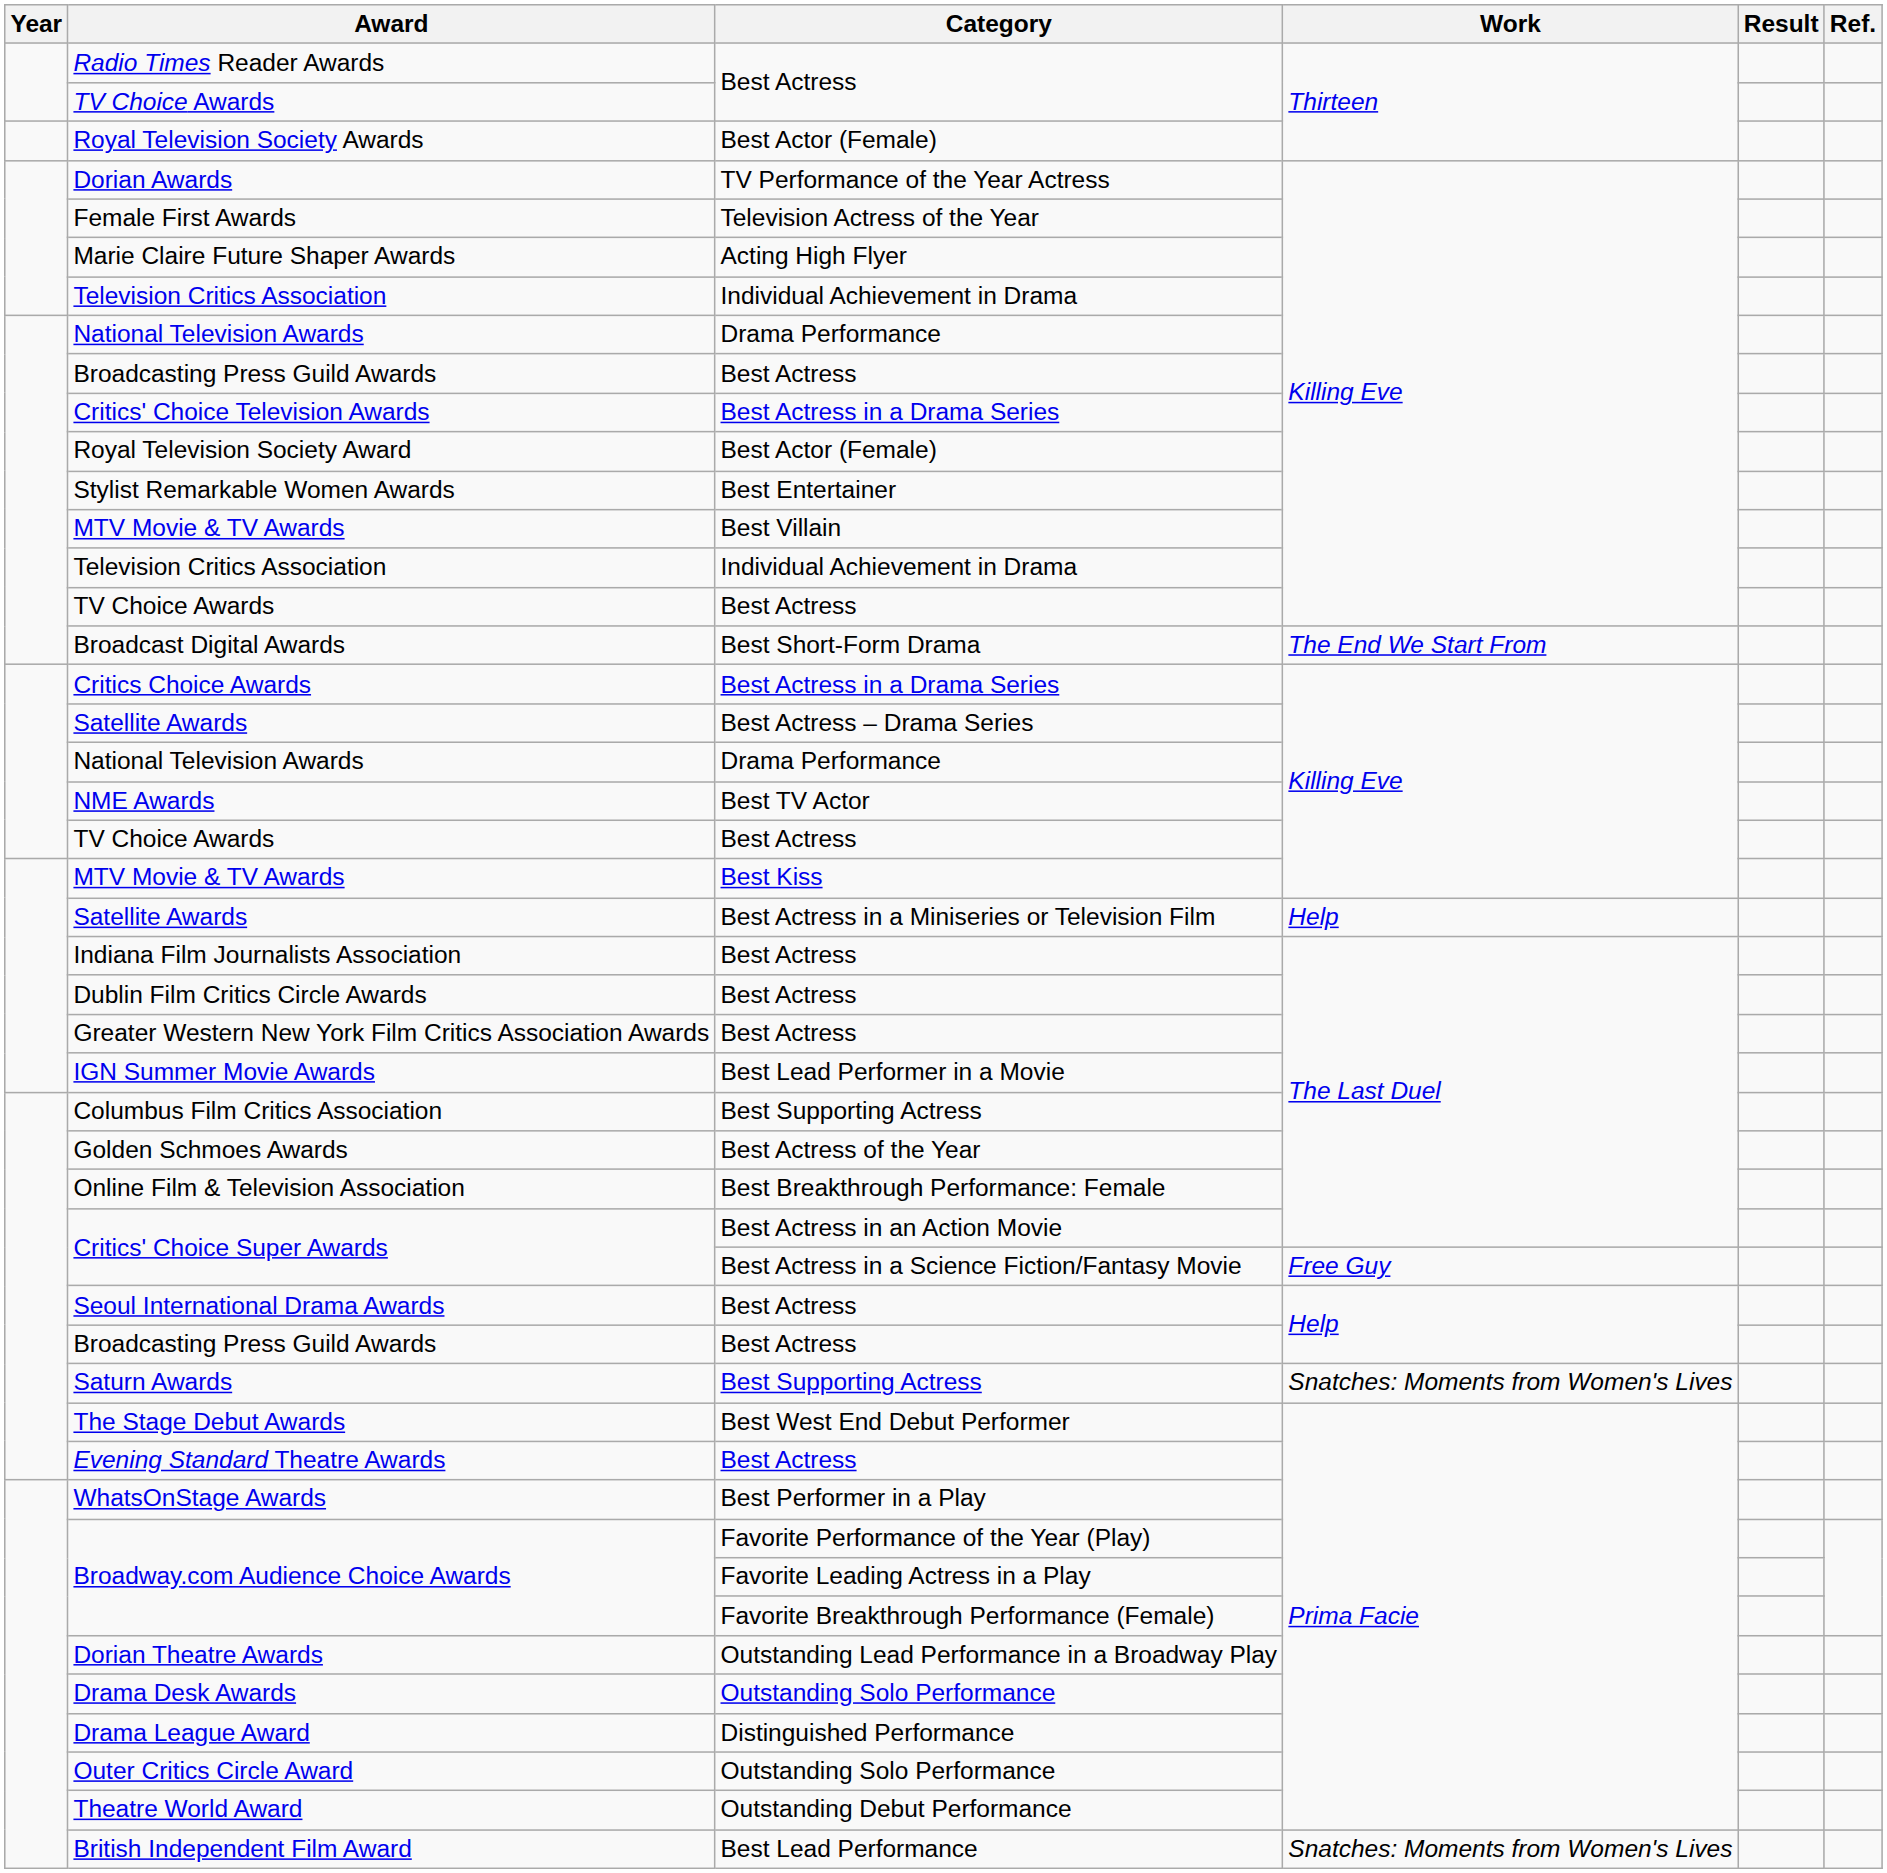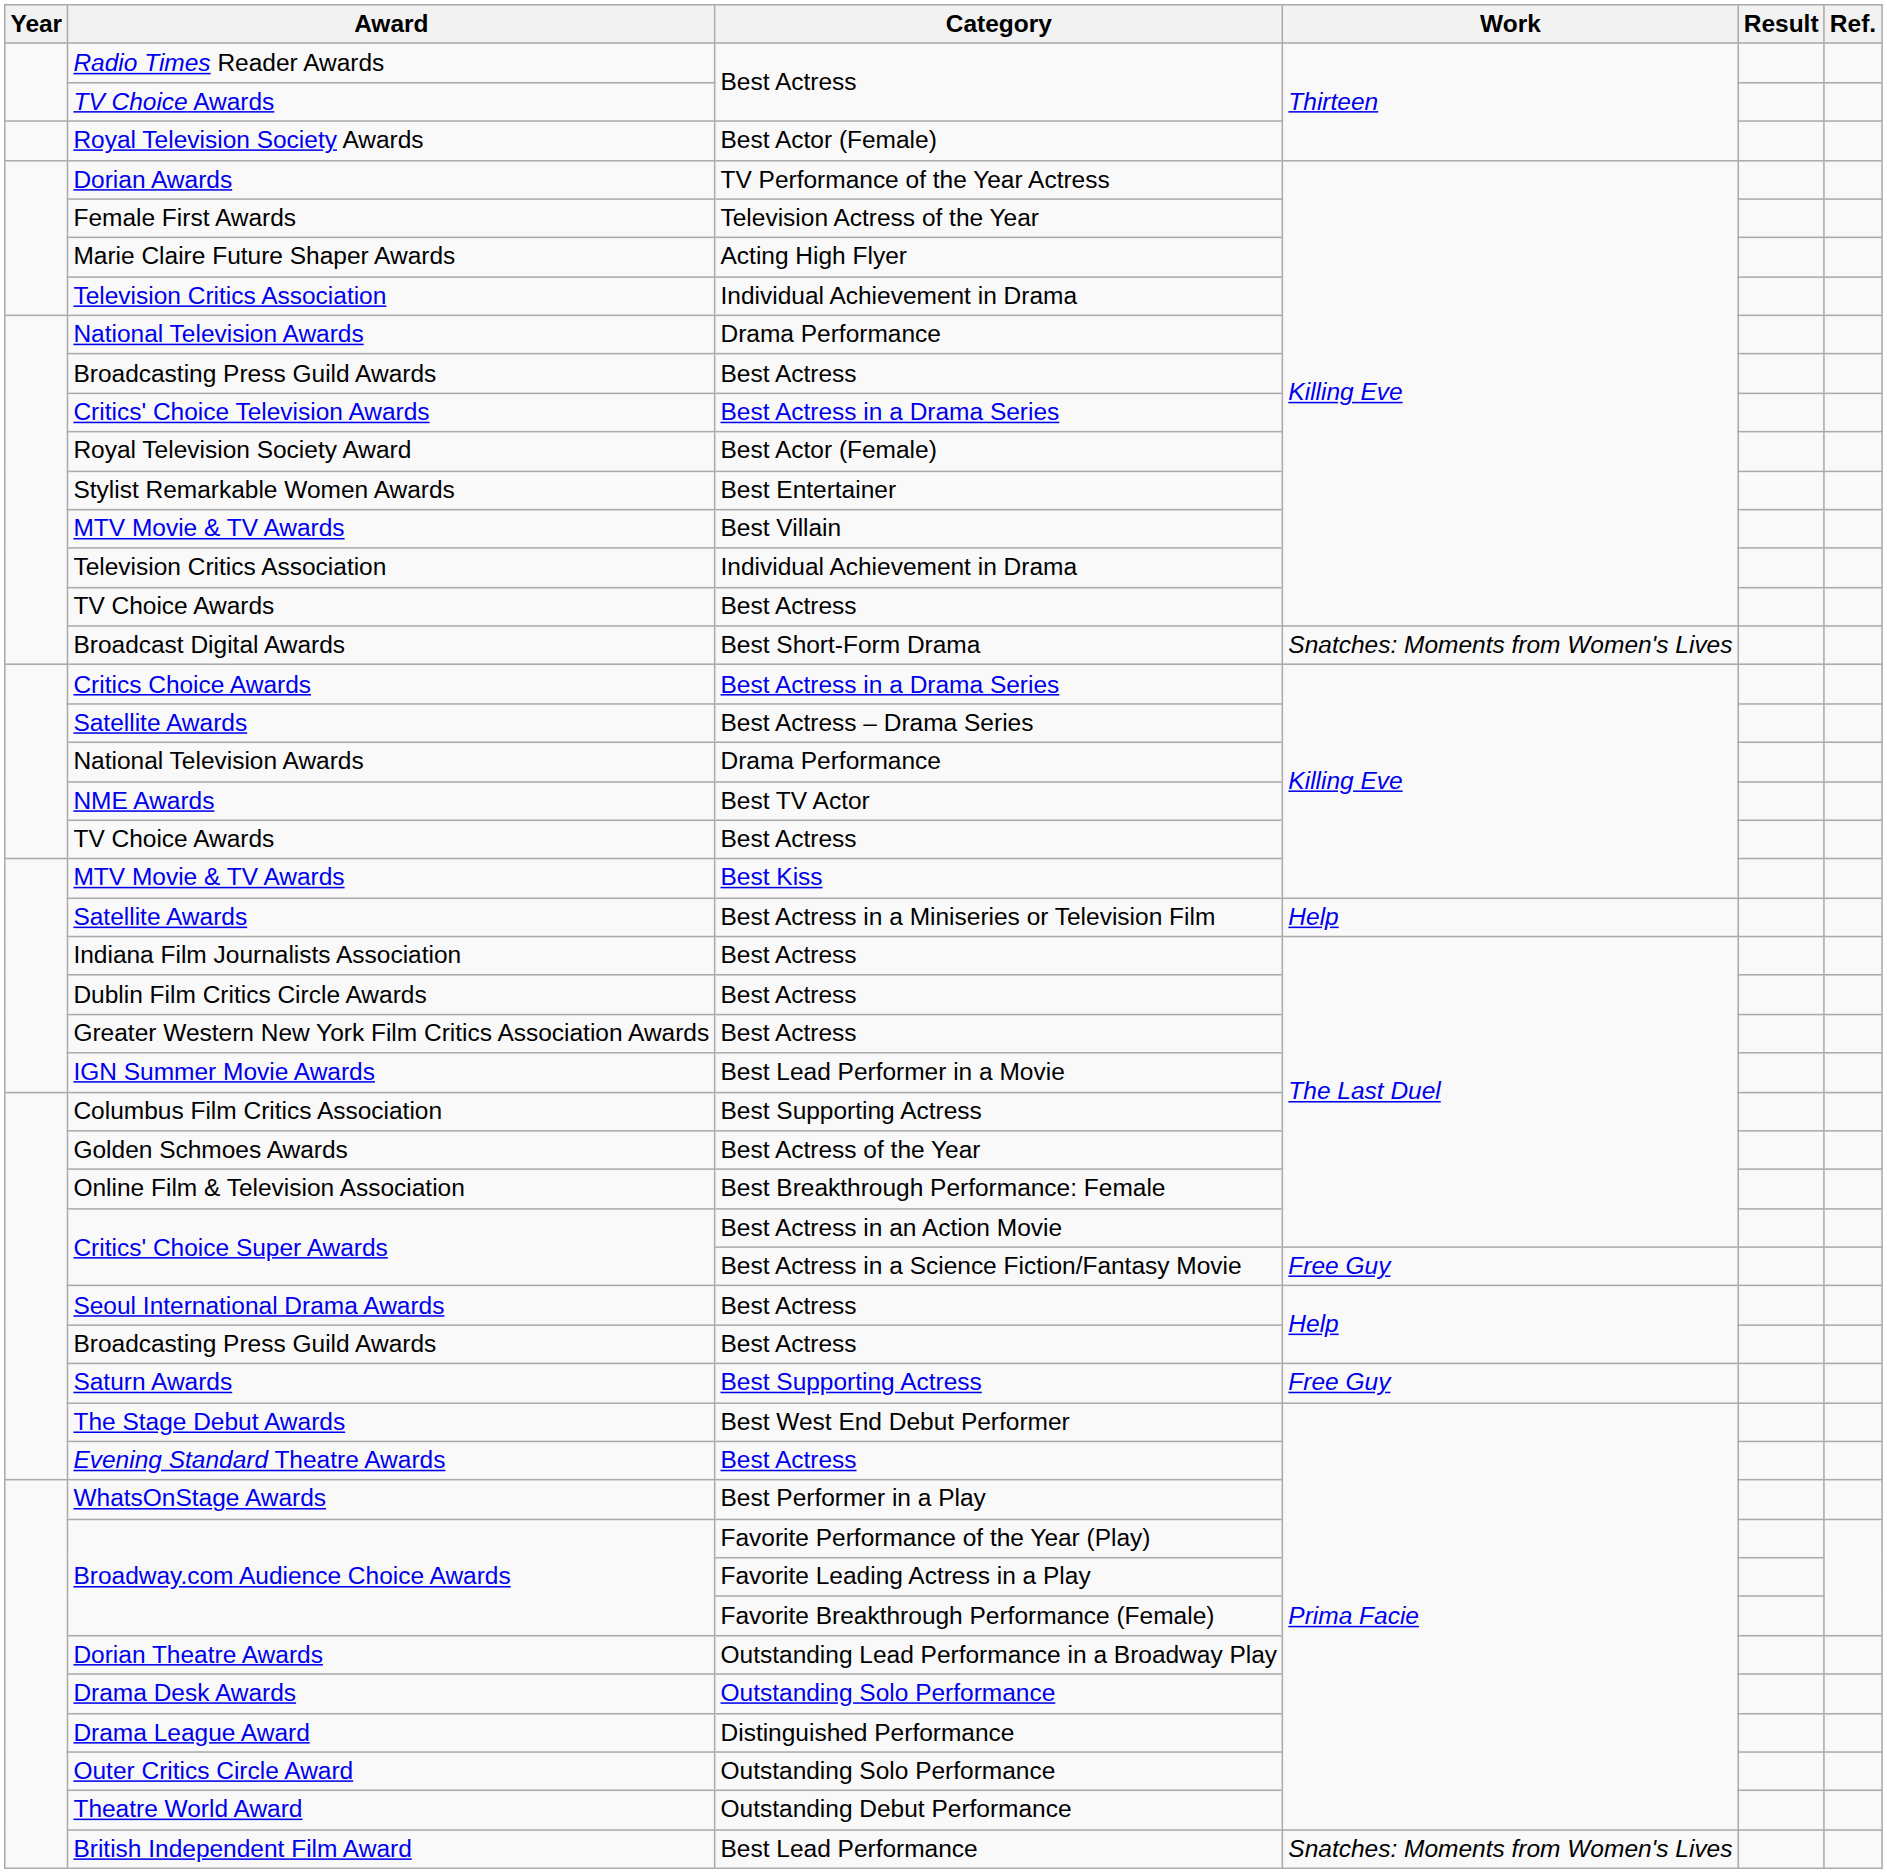(1417, 645) The End We Start From -> (1510, 645) Snatches: Moments from Women's Lives
(1510, 1382) Snatches: Moments from Women's Lives -> (1339, 1382) Free Guy
